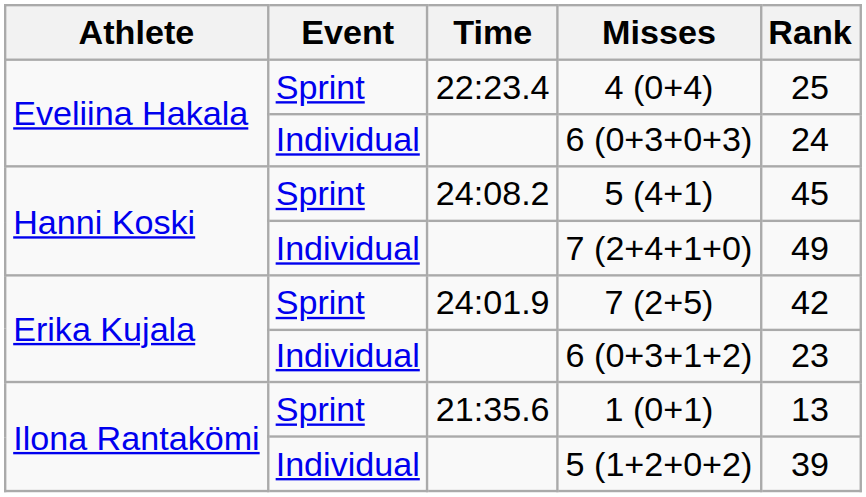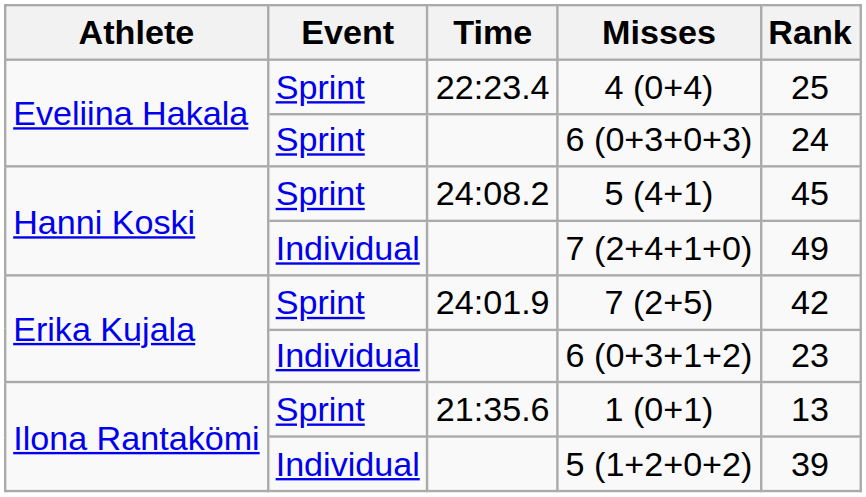(348, 140) Individual -> (320, 140) Sprint
